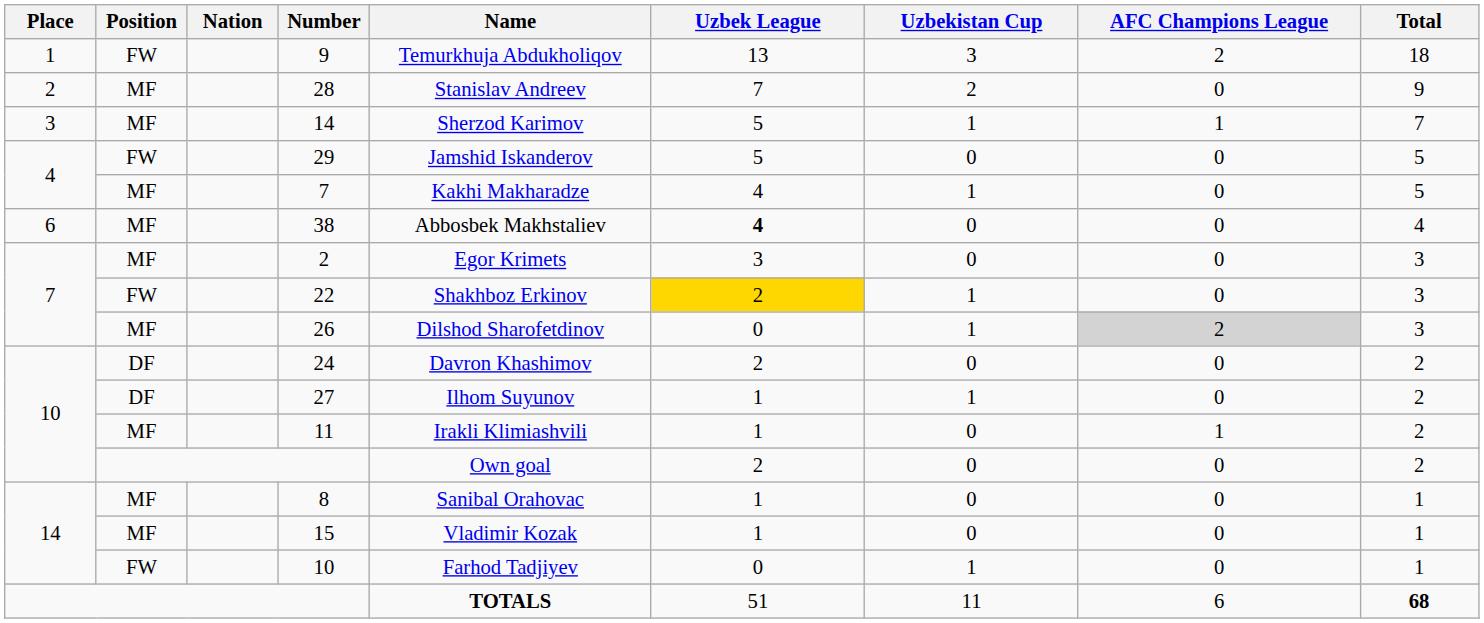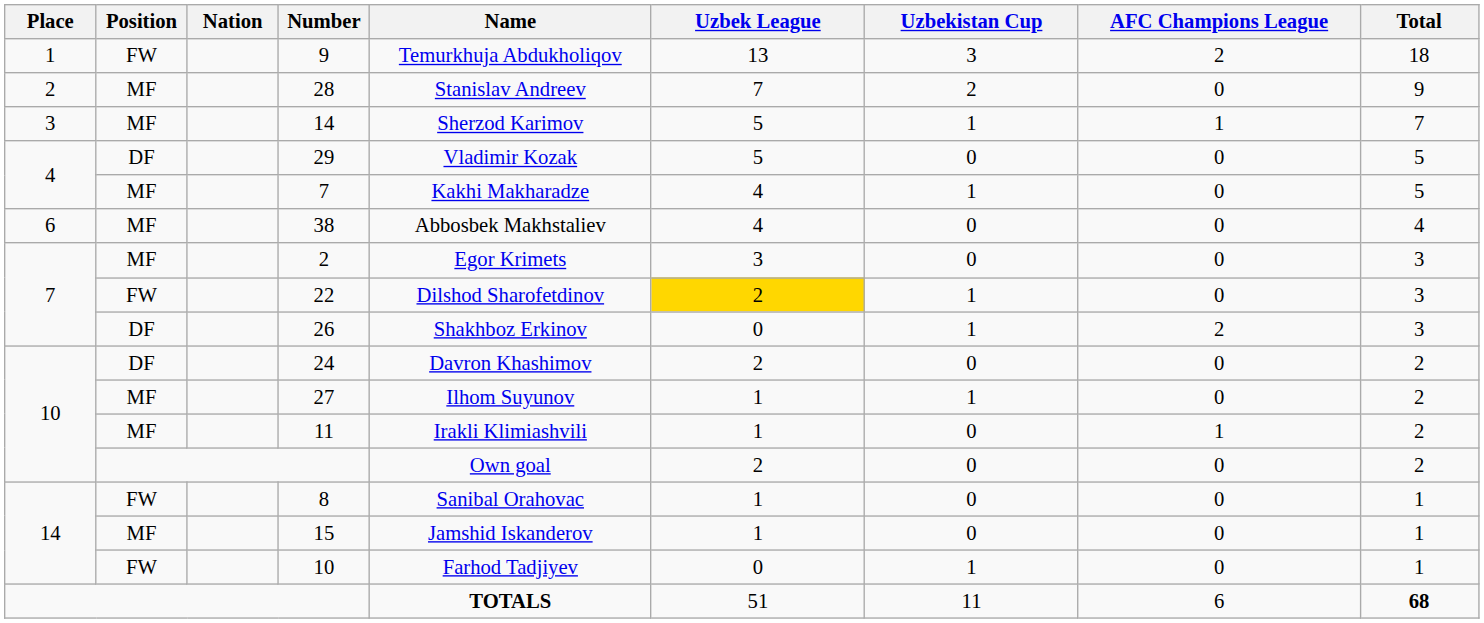(141, 158) FW -> (141, 158) DF
(510, 158) Jamshid Iskanderov -> (510, 158) Vladimir Kozak
(758, 226) bold -> (758, 226) normal
(510, 294) Shakhboz Erkinov -> (510, 294) Dilshod Sharofetdinov
(141, 328) MF -> (141, 328) DF
(510, 328) Dilshod Sharofetdinov -> (510, 328) Shakhboz Erkinov
(1219, 328) lightgrey background -> (1219, 328) no background
(141, 396) DF -> (141, 396) MF
(141, 498) MF -> (141, 498) FW
(510, 533) Vladimir Kozak -> (510, 533) Jamshid Iskanderov
